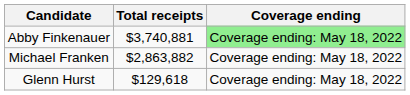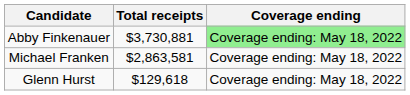(160, 37) $3,740,881 -> (160, 37) $3,730,881
(160, 58) $2,863,882 -> (160, 58) $2,863,581
